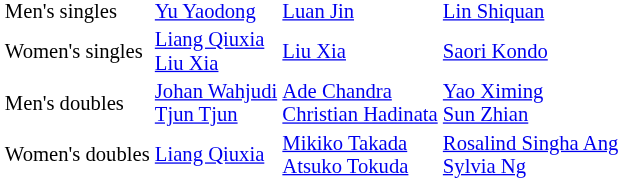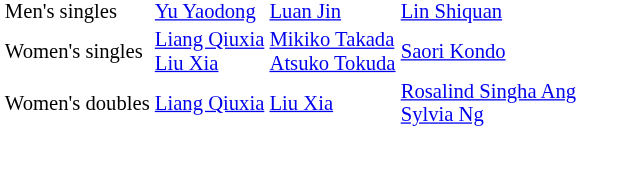(314, 51) Liu Xia -> (332, 51) Mikiko Takada Atsuko Tokuda
- row: (64, 102)
(345, 154) Mikiko Takada Atsuko Tokuda -> (301, 102) Liu Xia
